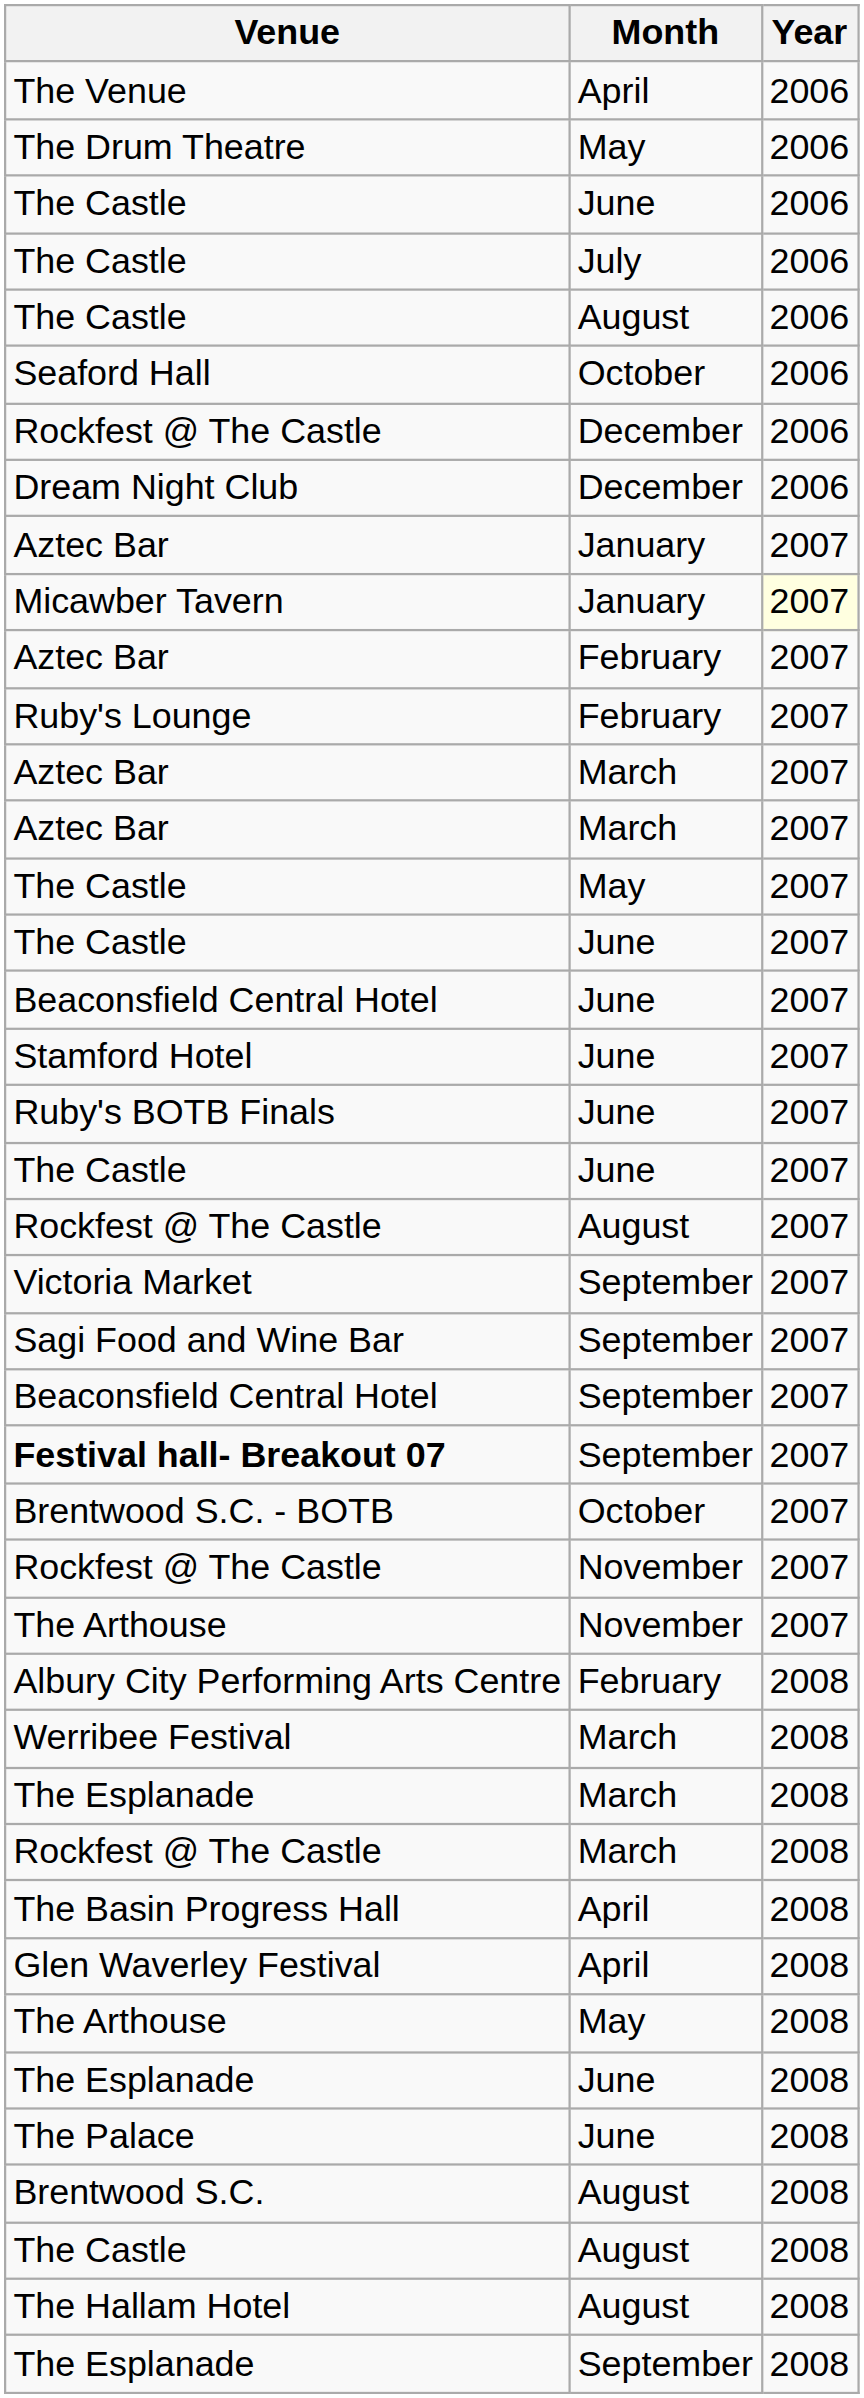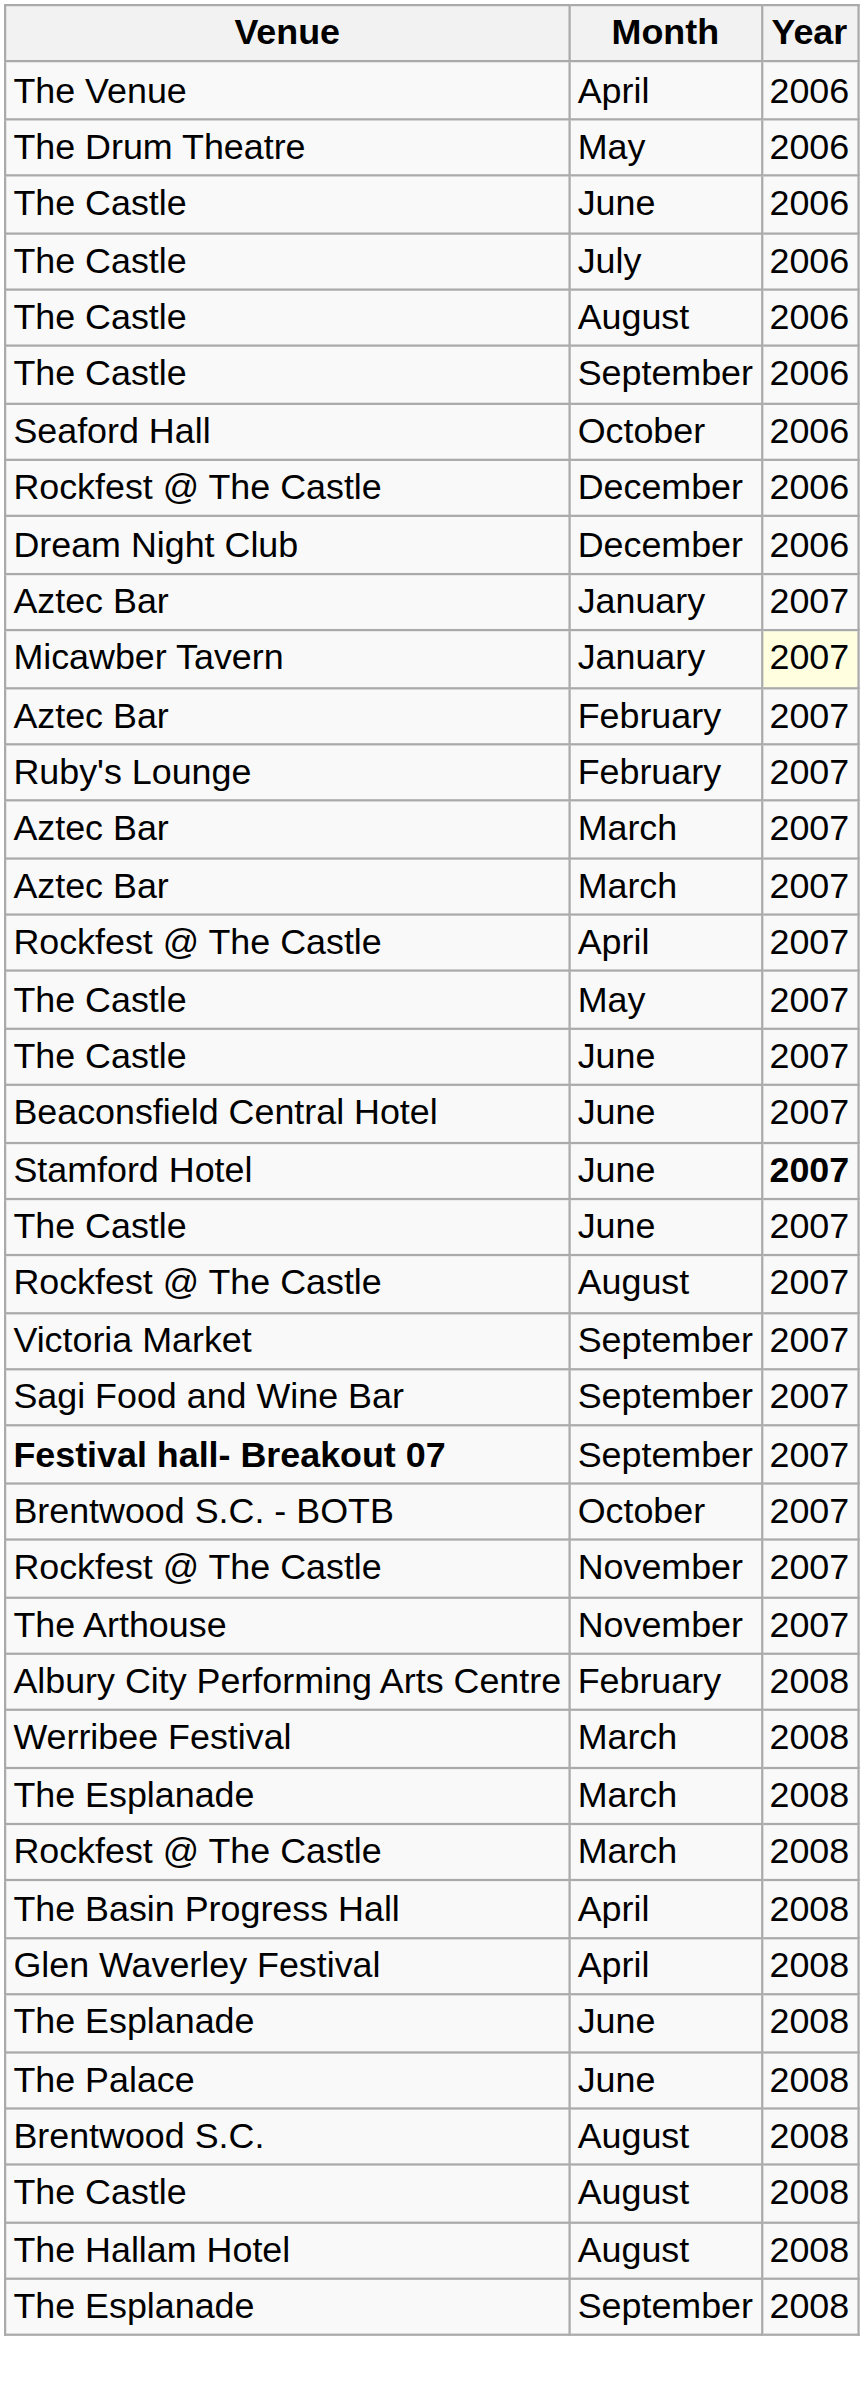+ row: (100, 373)
+ row: (198, 942)
(809, 1056) normal -> (809, 1169) bold
- row: (174, 1112)
- row: (226, 1397)
- row: (120, 2022)
